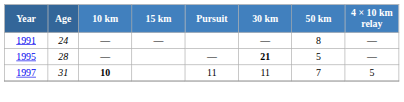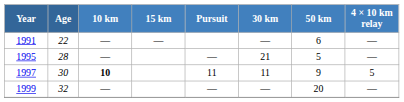(63, 40) 24 -> (63, 40) 22
(319, 40) 8 -> (319, 40) 6
(265, 57) bold -> (265, 57) normal
(63, 73) 31 -> (63, 73) 30
(319, 73) 7 -> (319, 73) 9
+ row: (26, 89)
